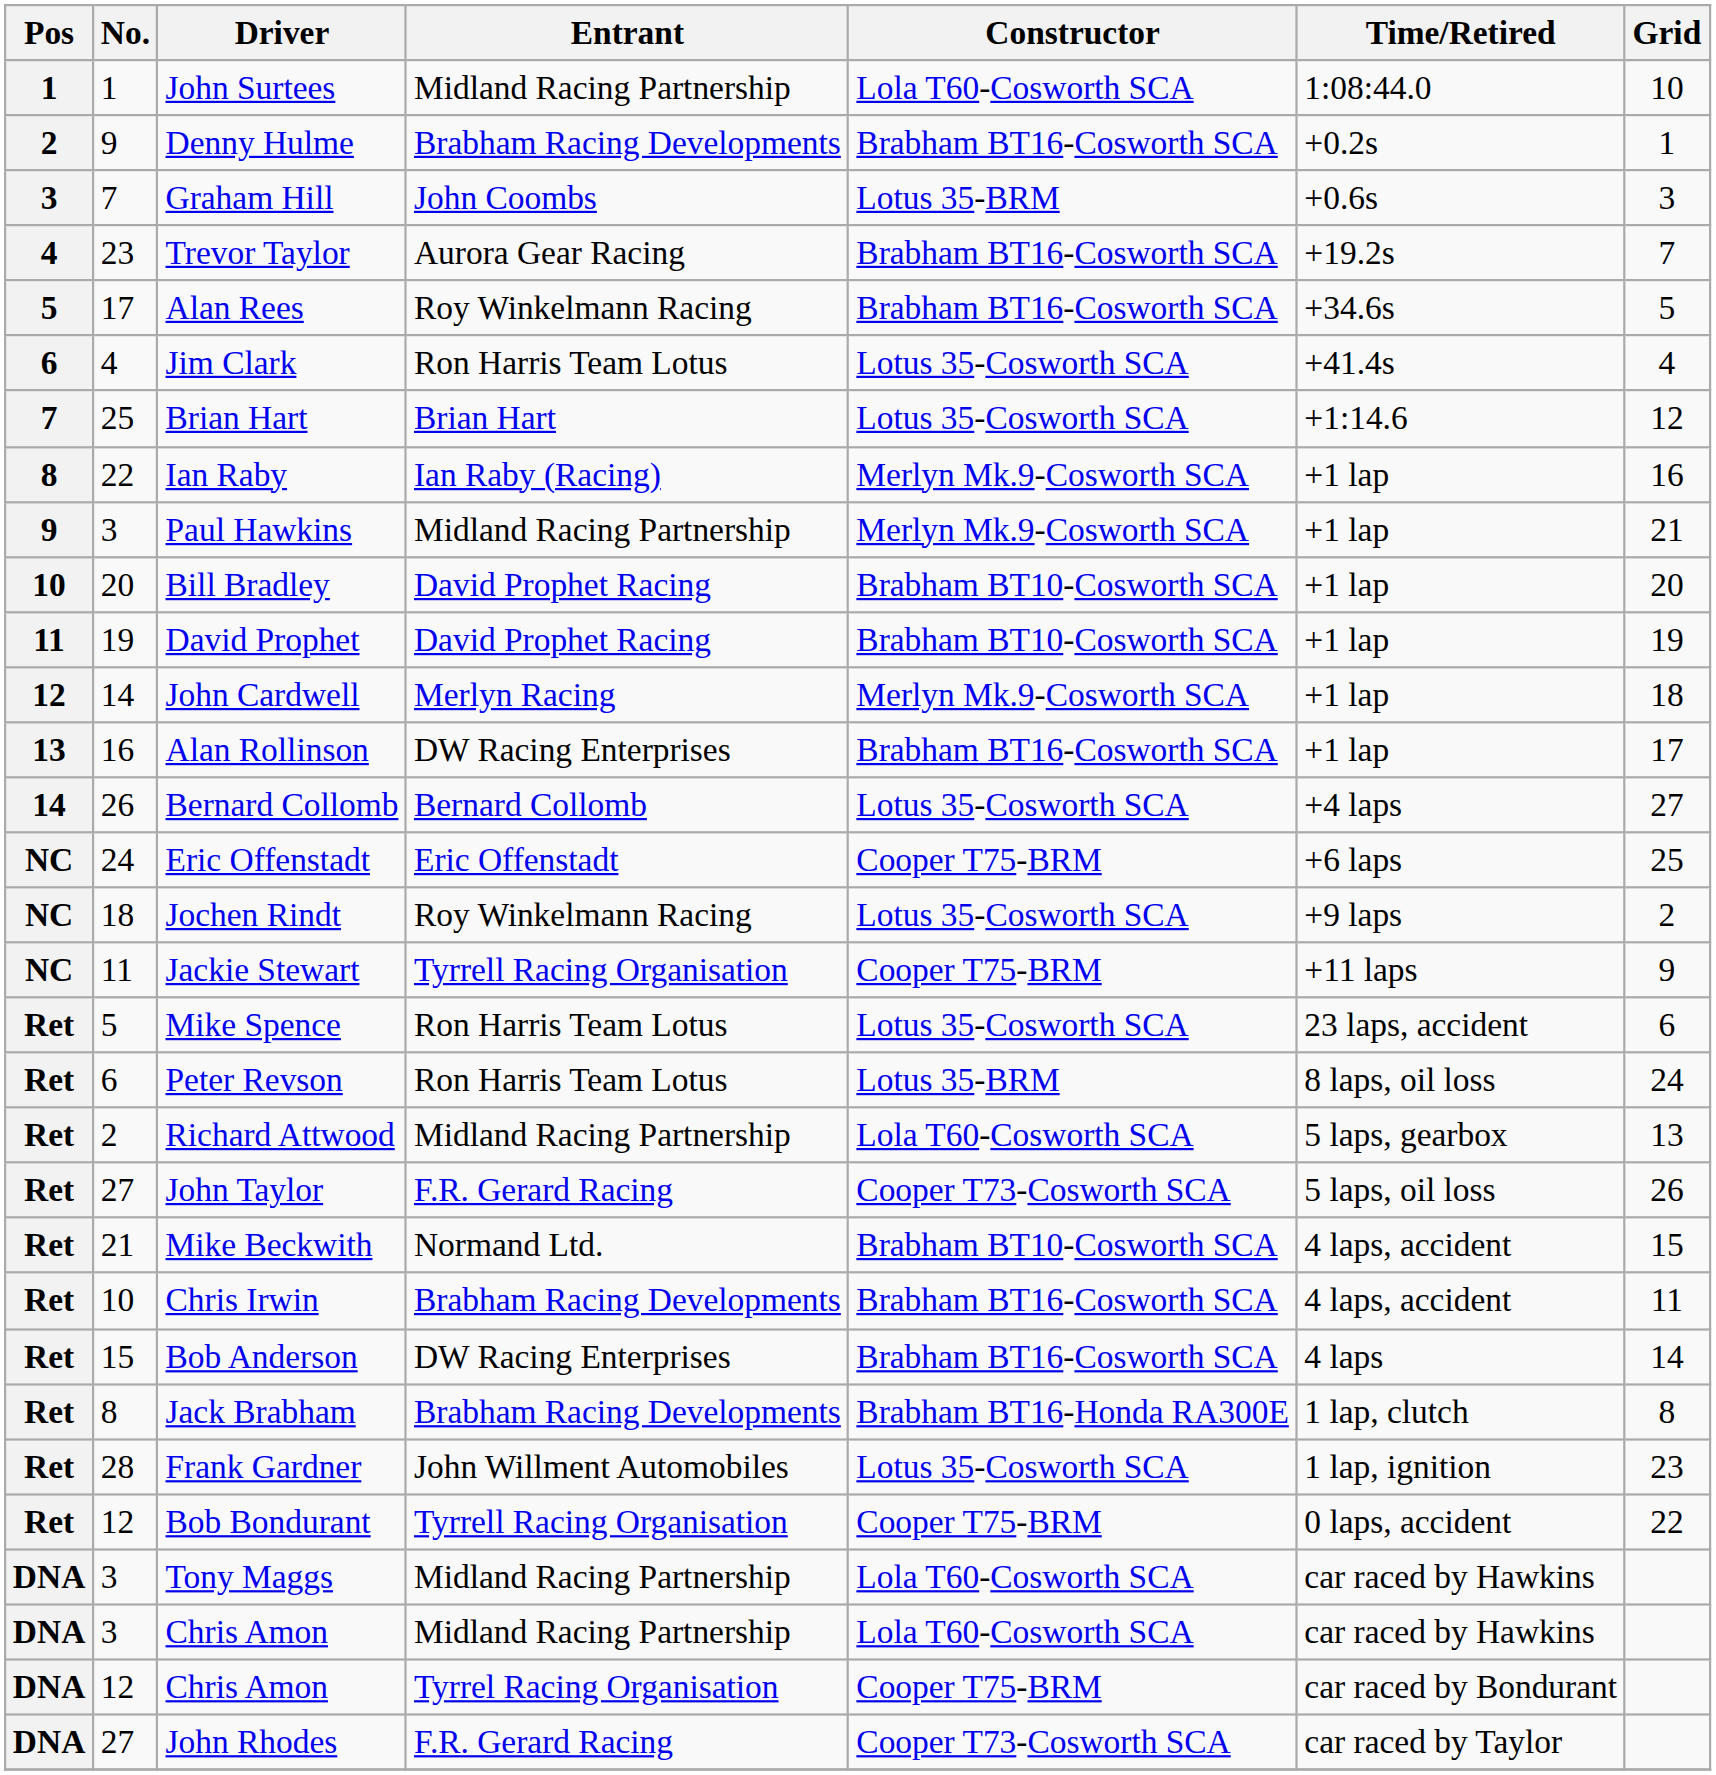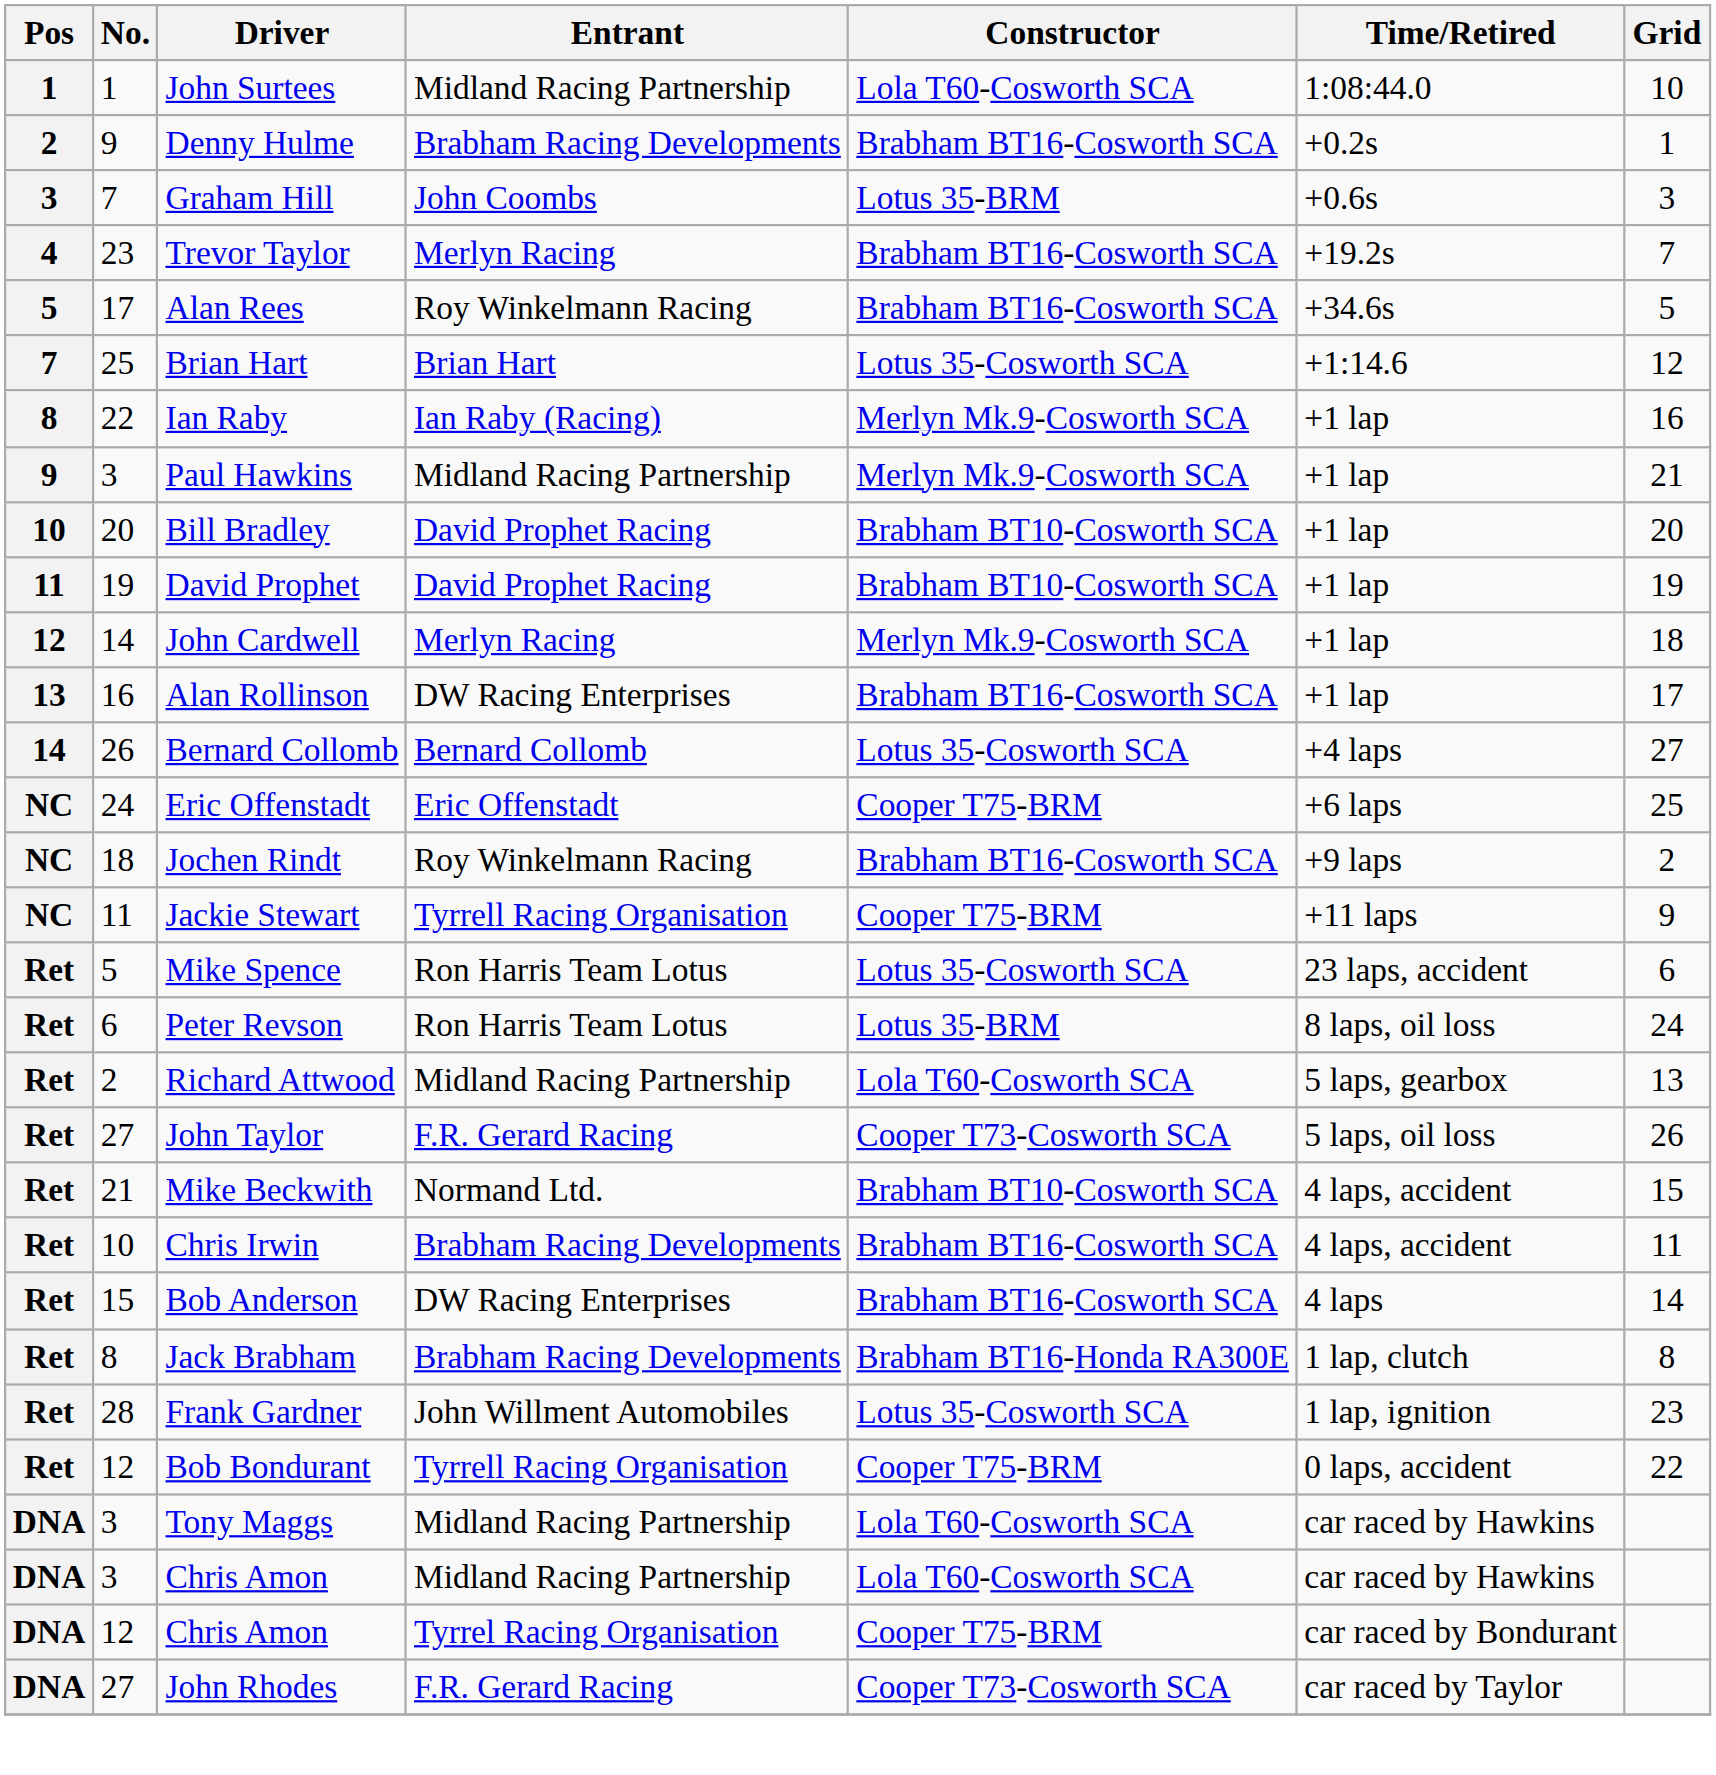(549, 252) Aurora Gear Racing -> (515, 252) Merlyn Racing
- row: (109, 363)
(1023, 914) Lotus 35-Cosworth SCA -> (1067, 859) Brabham BT16-Cosworth SCA
